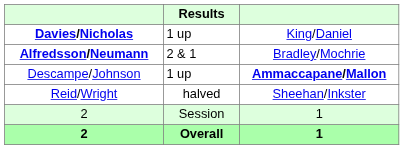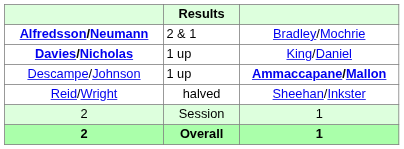rows swapped: (84, 34) <-> (84, 54)
